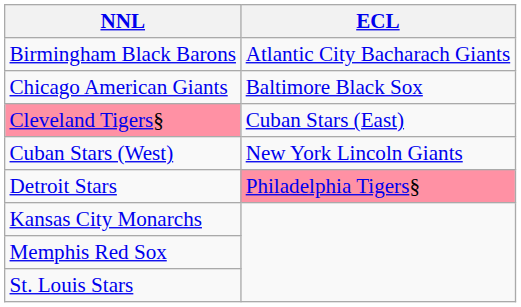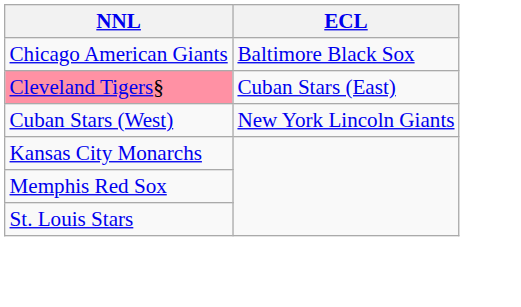- row: (123, 54)
- row: (63, 186)
